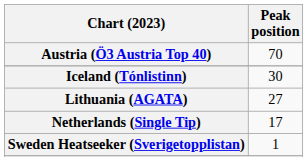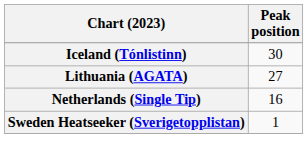- row: (126, 54)
(275, 122) 17 -> (275, 99) 16
